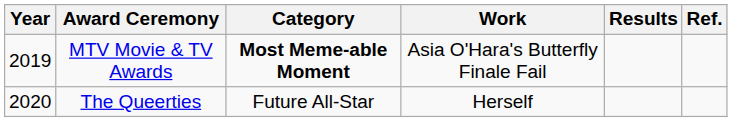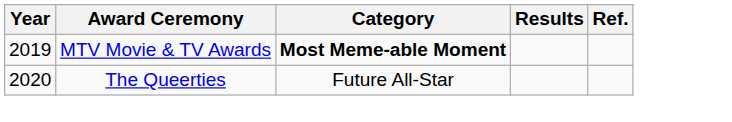- column: (503, 19)
